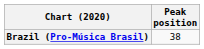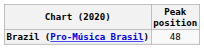(175, 37) 38 -> (175, 37) 48
